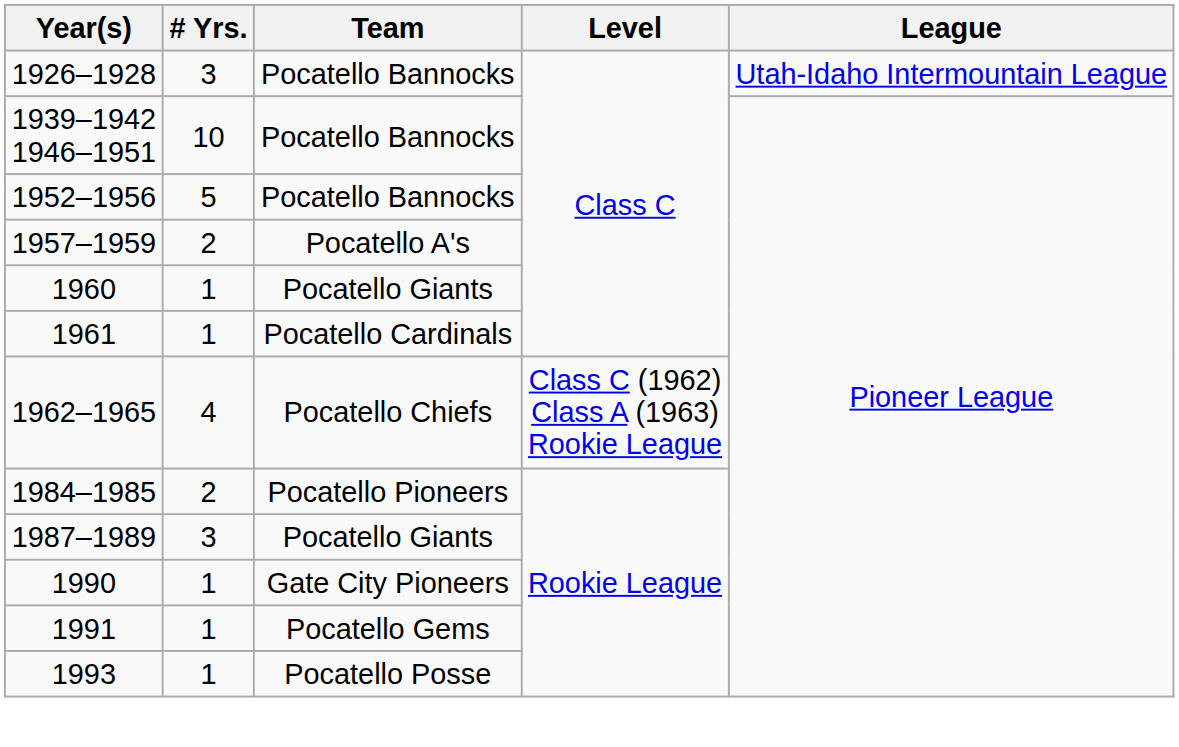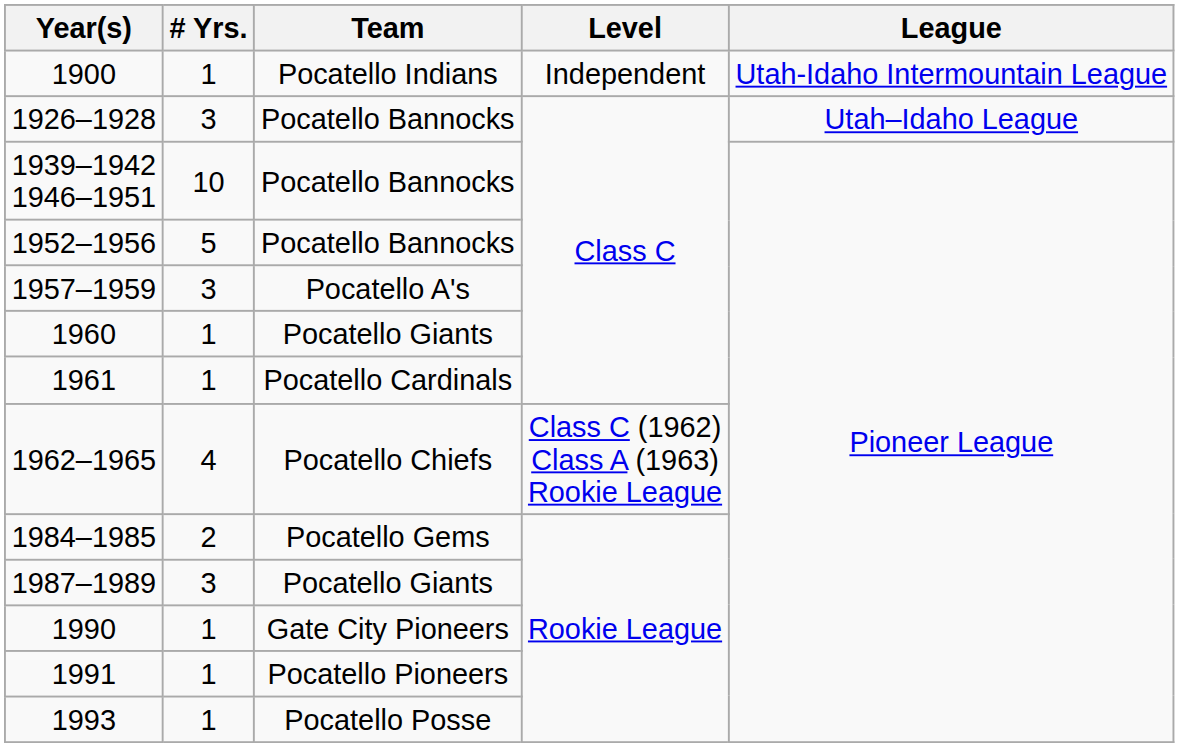+ row: (84, 74)
(951, 74) Utah-Idaho Intermountain League -> (951, 119) Utah–Idaho League
(209, 243) 2 -> (209, 289) 3
(388, 491) Pocatello Pioneers -> (388, 536) Pocatello Gems
(388, 628) Pocatello Gems -> (388, 674) Pocatello Pioneers
